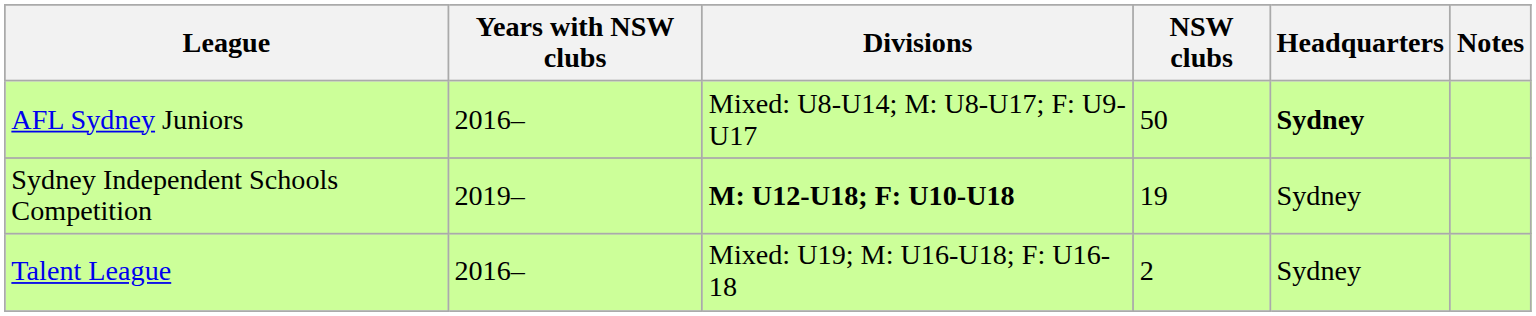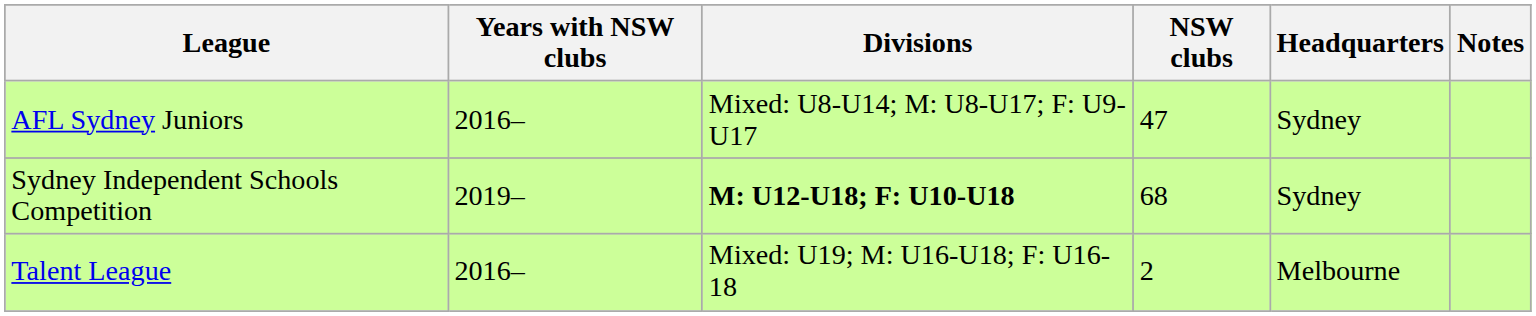(1154, 119) 50 -> (1154, 119) 47
(1320, 119) bold -> (1319, 119) normal
(1154, 195) 19 -> (1154, 195) 68
(1319, 271) Sydney -> (1338, 271) Melbourne
